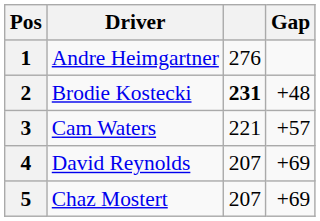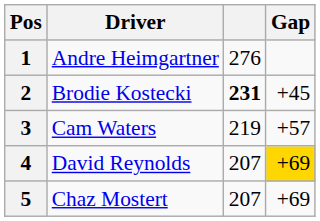(293, 93) +48 -> (293, 93) +45
(245, 128) 221 -> (245, 128) 219
(293, 163) no background -> (293, 163) gold background
